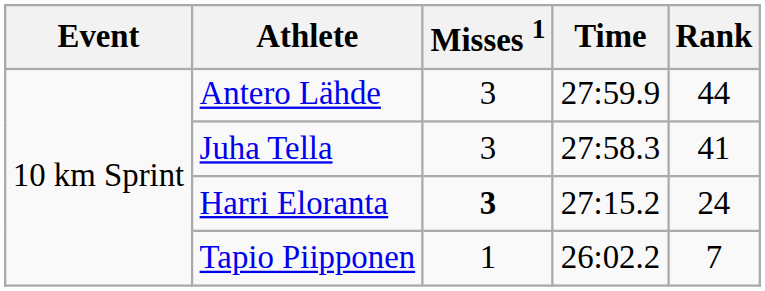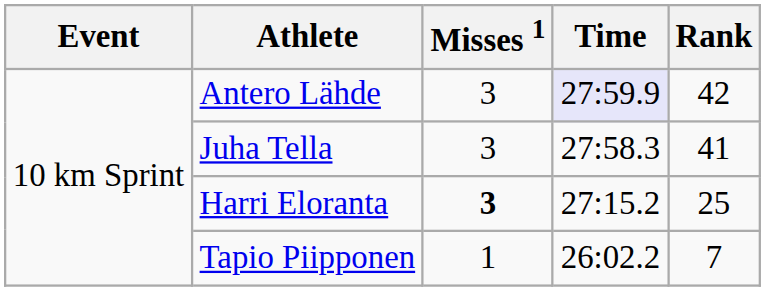(610, 94) no background -> (610, 94) lavender background
(714, 94) 44 -> (714, 94) 42
(714, 203) 24 -> (714, 203) 25
